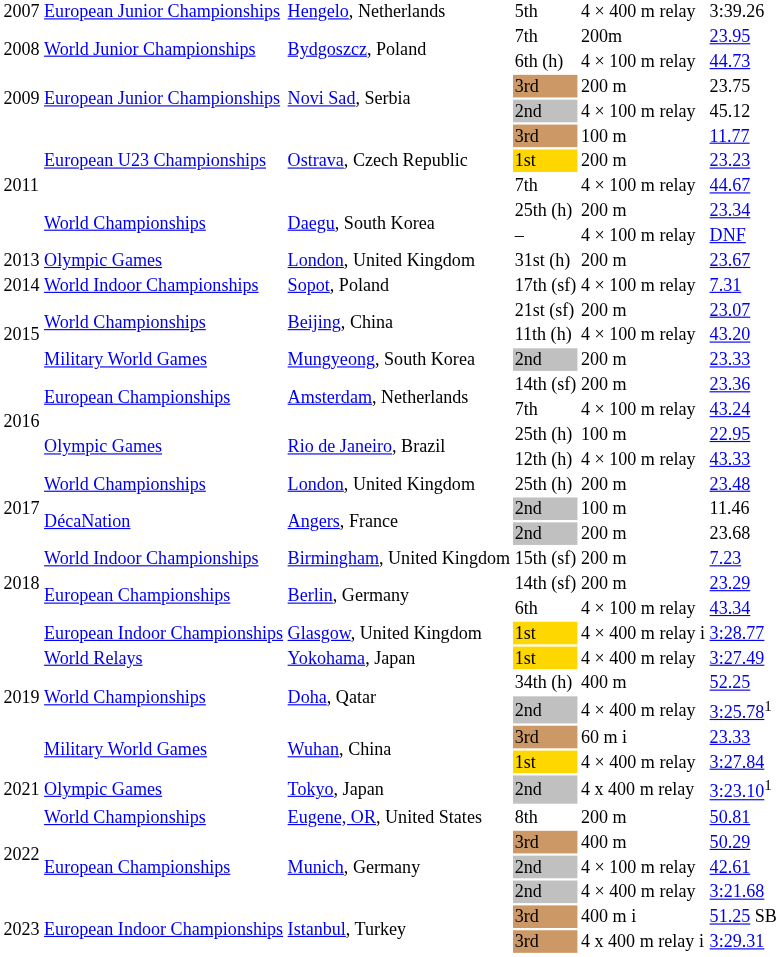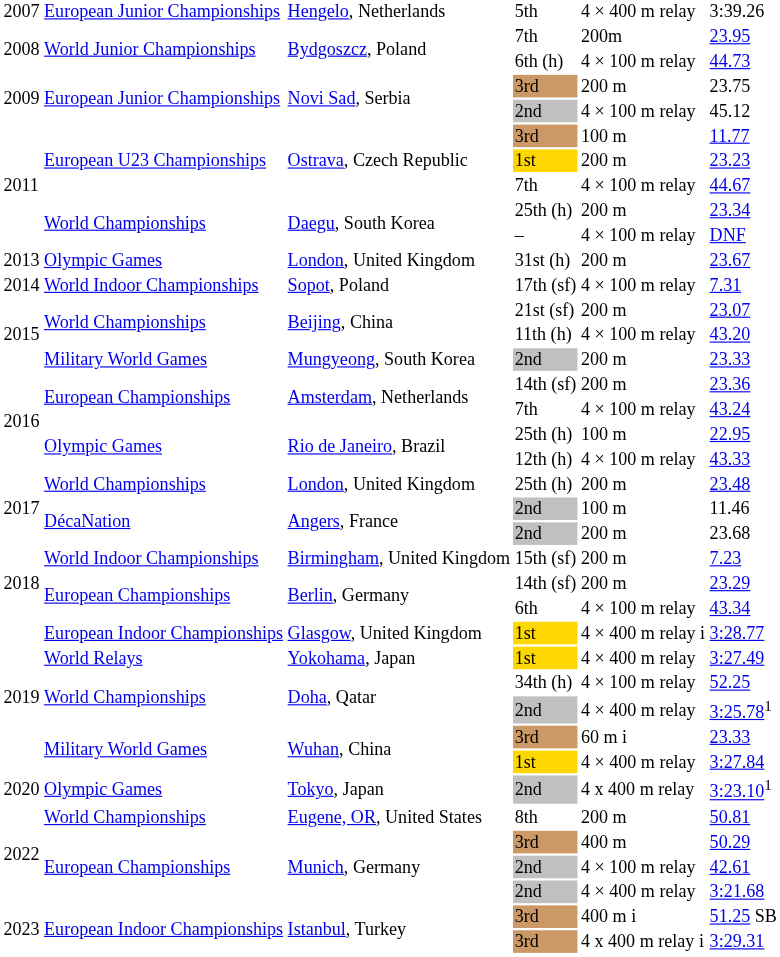(604, 682) 400 m -> (638, 682) 4 × 100 m relay
(21, 789) 2021 -> (21, 789) 2020
